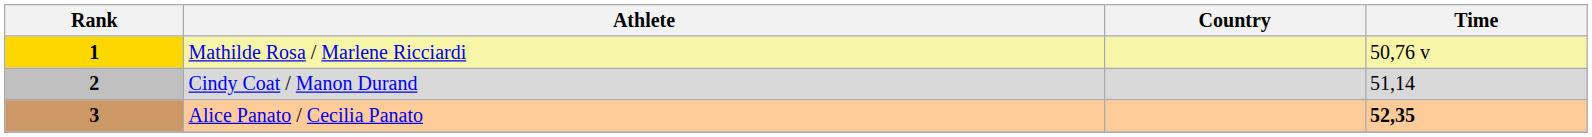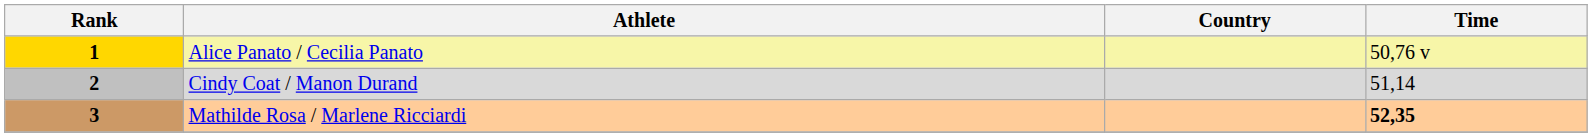(327, 52) Mathilde Rosa / Marlene Ricciardi -> (306, 52) Alice Panato / Cecilia Panato
(306, 115) Alice Panato / Cecilia Panato -> (327, 115) Mathilde Rosa / Marlene Ricciardi
